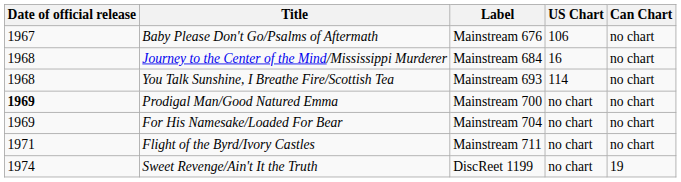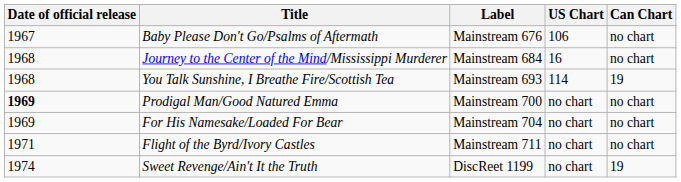(632, 79) no chart -> (617, 79) 19
